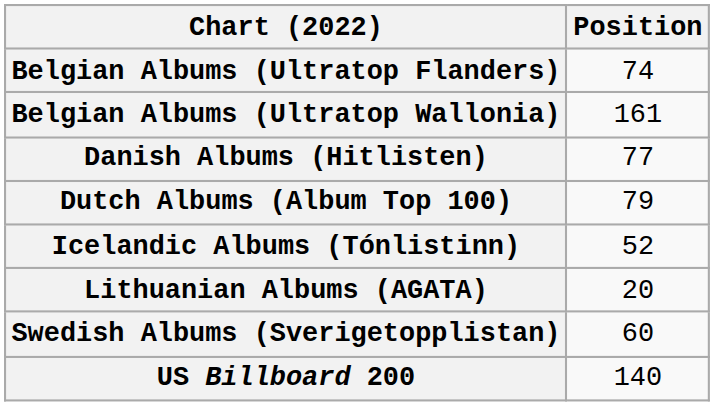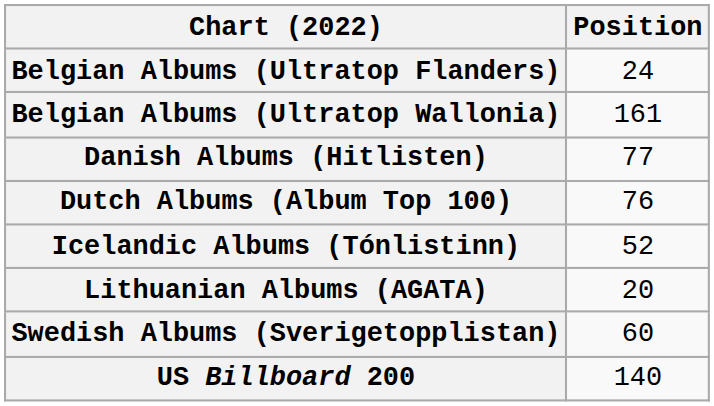(638, 71) 74 -> (638, 71) 24
(638, 202) 79 -> (638, 202) 76
